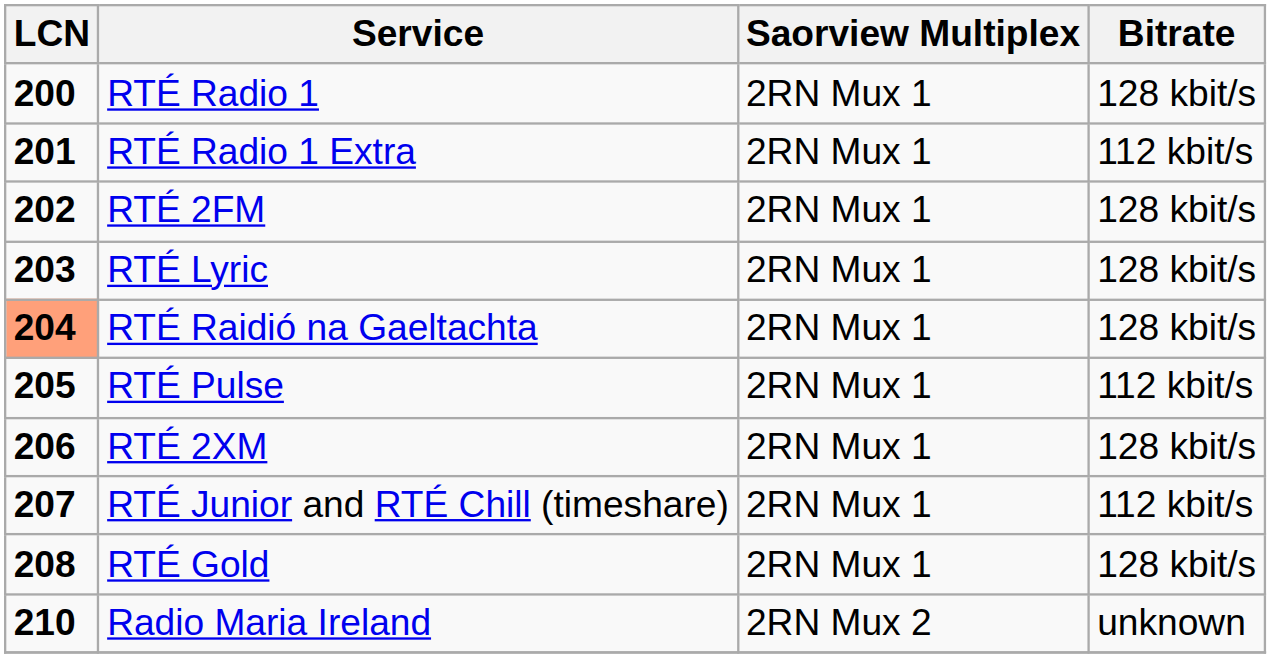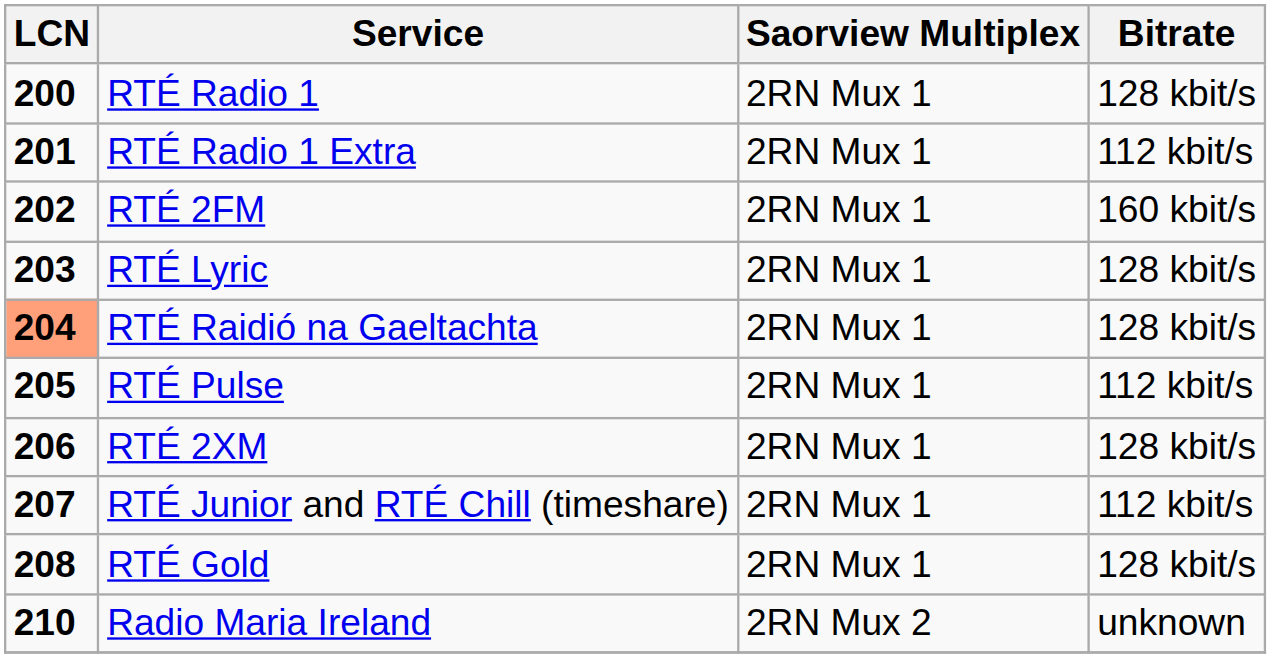(1177, 210) 128 kbit/s -> (1177, 210) 160 kbit/s
